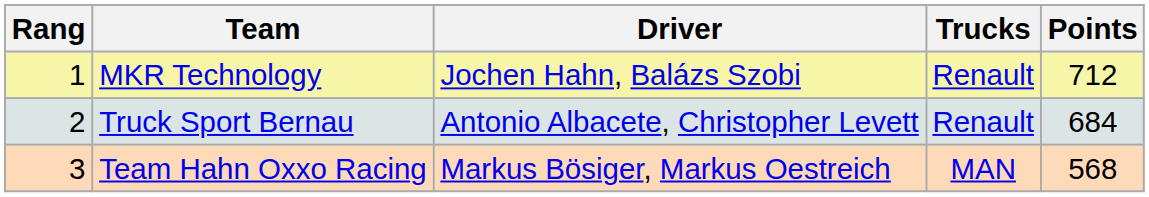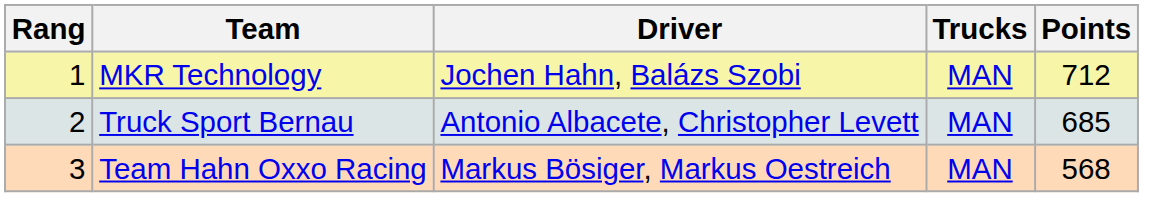(983, 75) Renault -> (980, 75) MAN
(983, 122) Renault -> (980, 122) MAN
(1093, 122) 684 -> (1086, 122) 685
